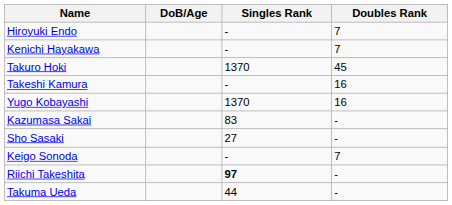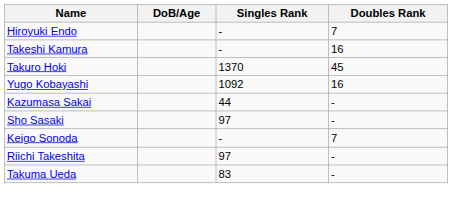- row: (53, 49)
rows swapped: (37, 67) <-> (47, 85)
(237, 102) 1370 -> (231, 85) 1092
(231, 120) 83 -> (225, 102) 44
(231, 138) 27 -> (225, 120) 97
(231, 174) bold -> (225, 156) normal
(231, 192) 44 -> (225, 174) 83
